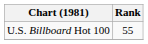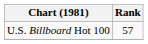(128, 30) 55 -> (128, 30) 57
